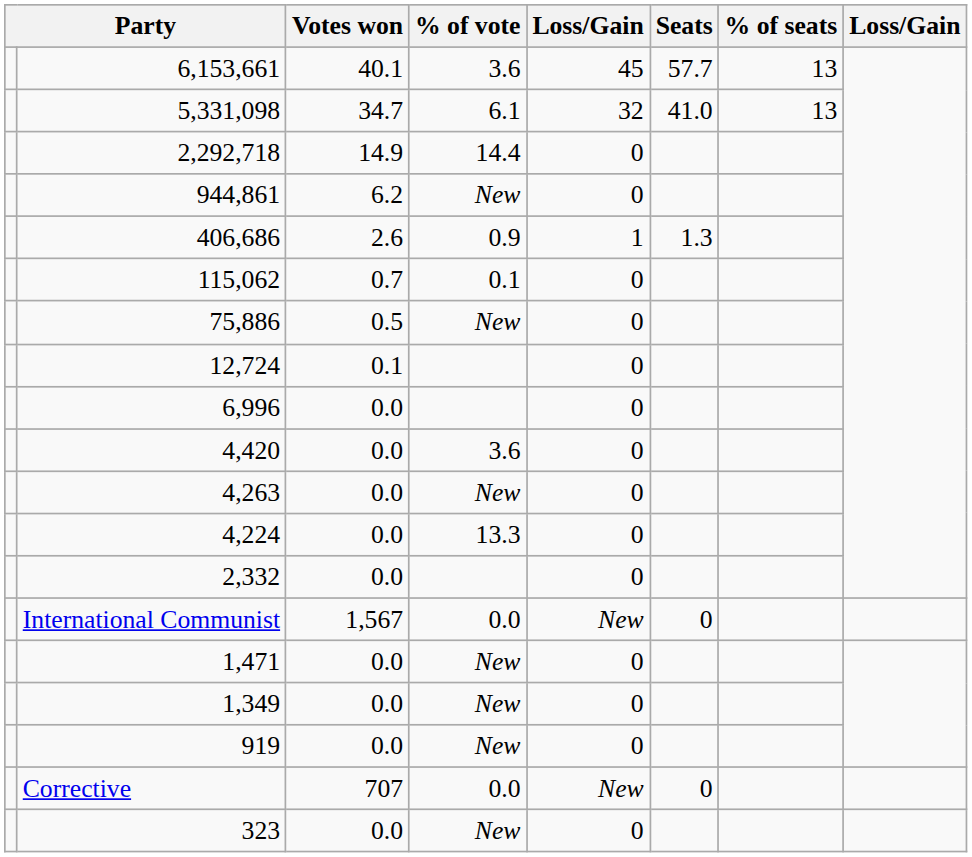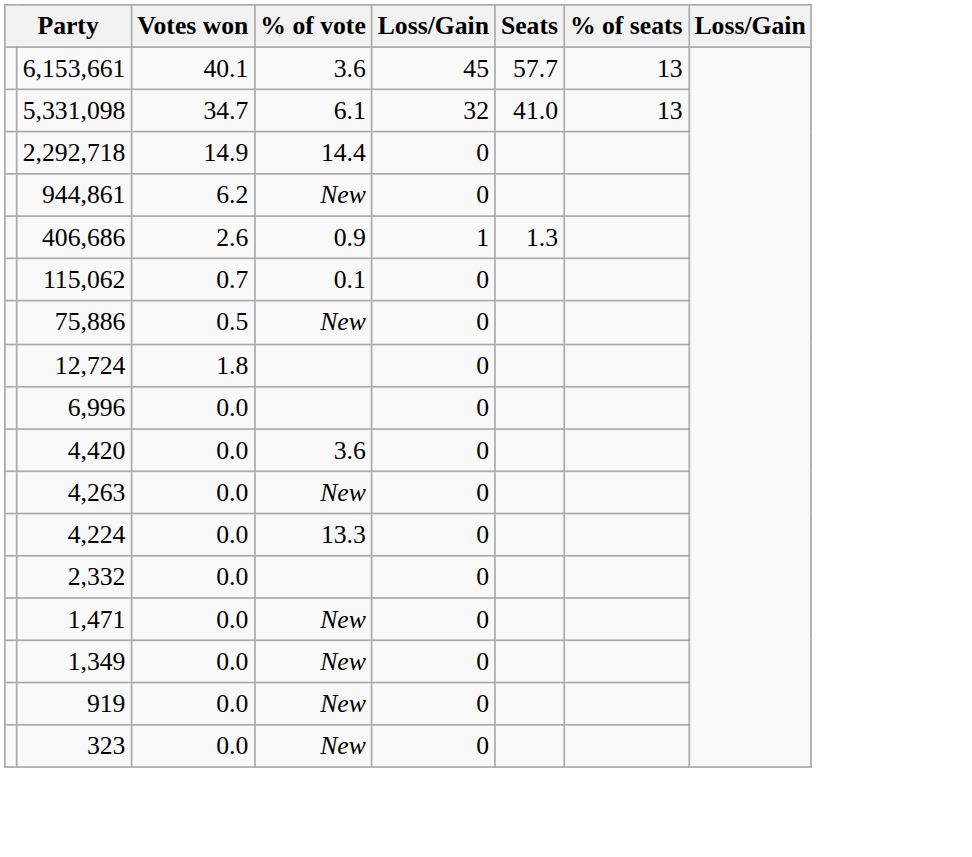(387, 364) 0.1 -> (232, 364) 1.8
- row: (151, 618)
- row: (77, 788)
